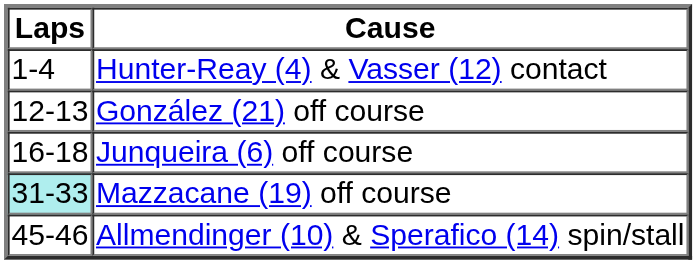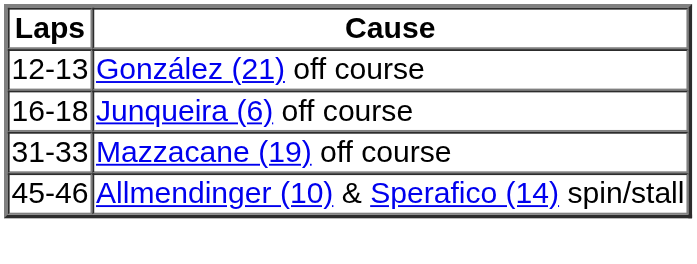- row: (351, 69)
(50, 193) paleturquoise background -> (50, 152) no background
